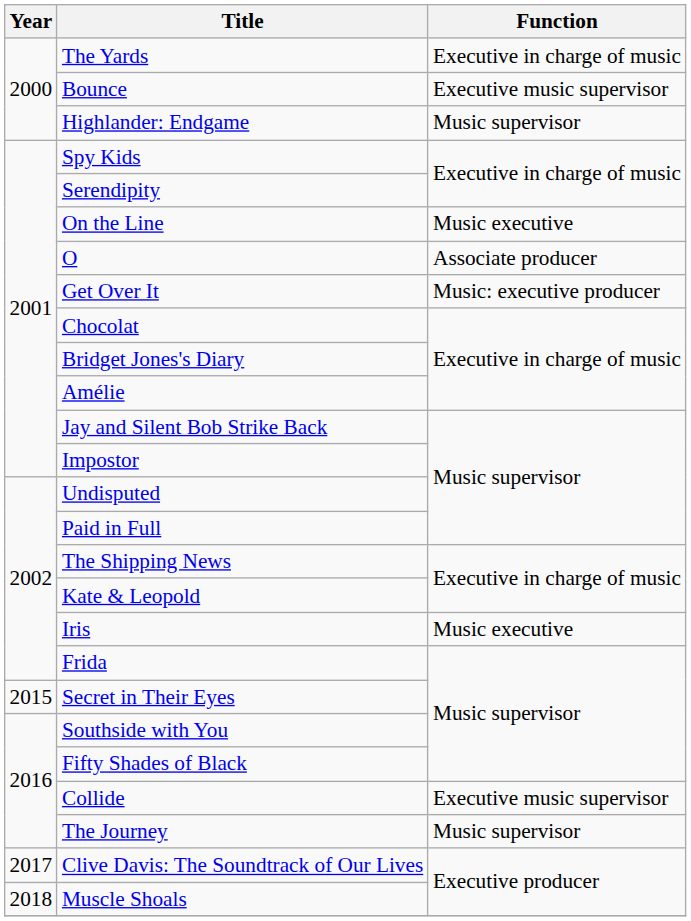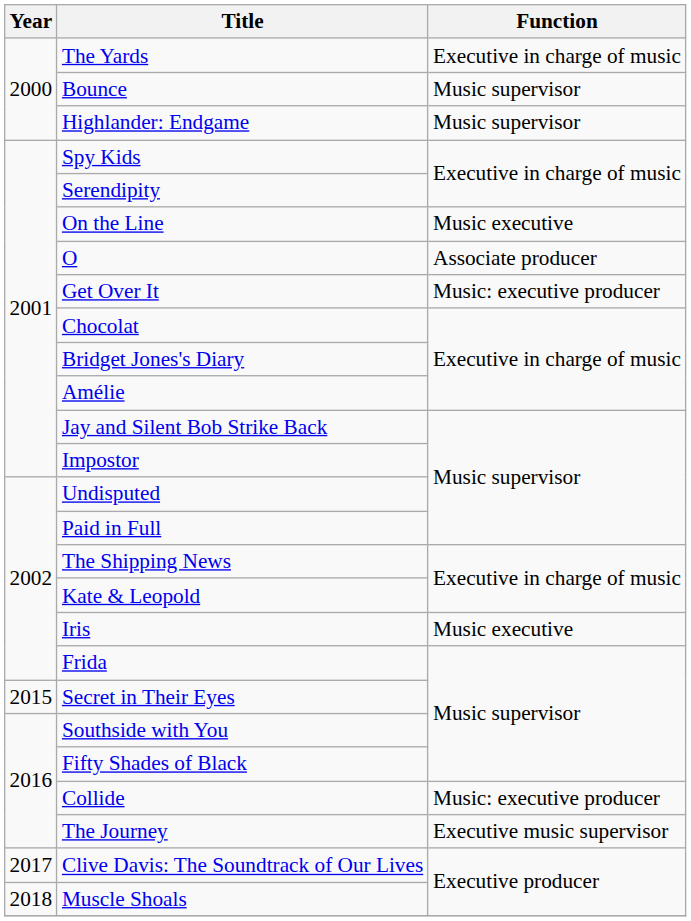(551, 88) Executive music supervisor -> (507, 88) Music supervisor
(551, 797) Executive music supervisor -> (547, 797) Music: executive producer
(507, 831) Music supervisor -> (551, 831) Executive music supervisor
